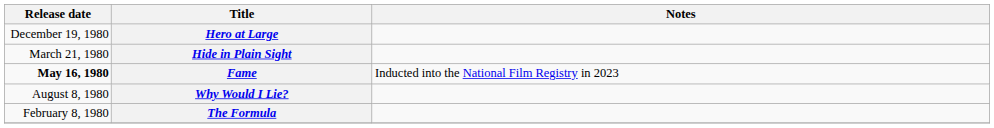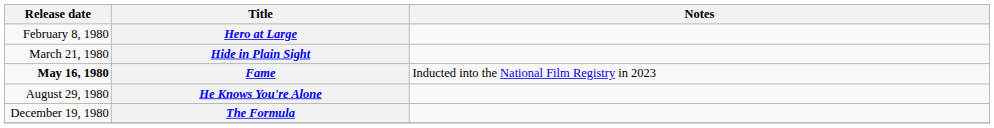(60, 34) December 19, 1980 -> (66, 34) February 8, 1980
- row: (242, 93)
+ row: (261, 93)
(66, 113) February 8, 1980 -> (60, 113) December 19, 1980
